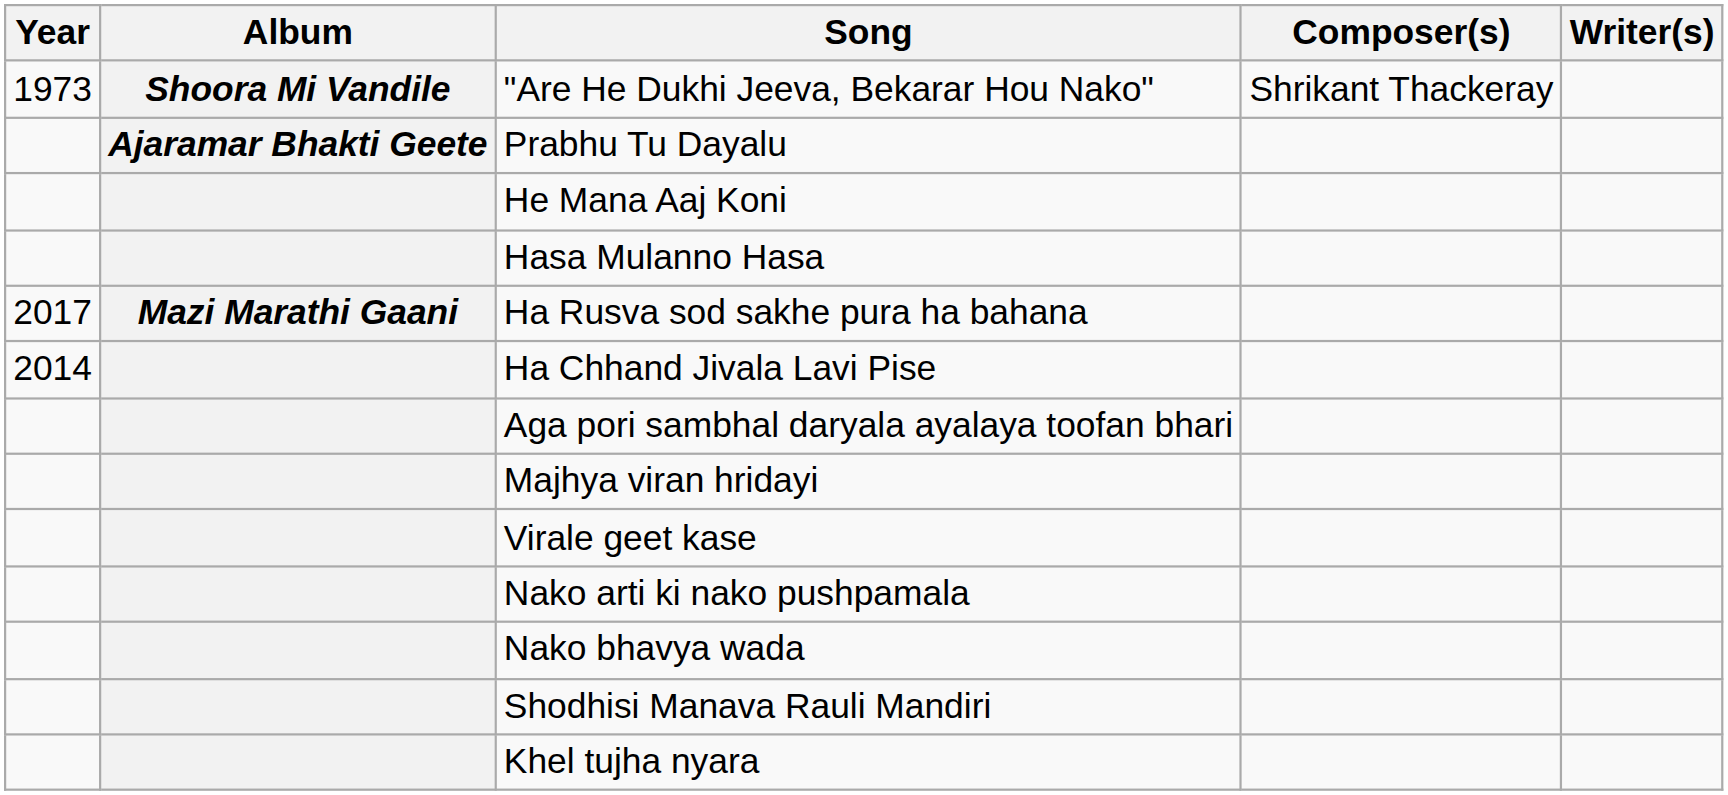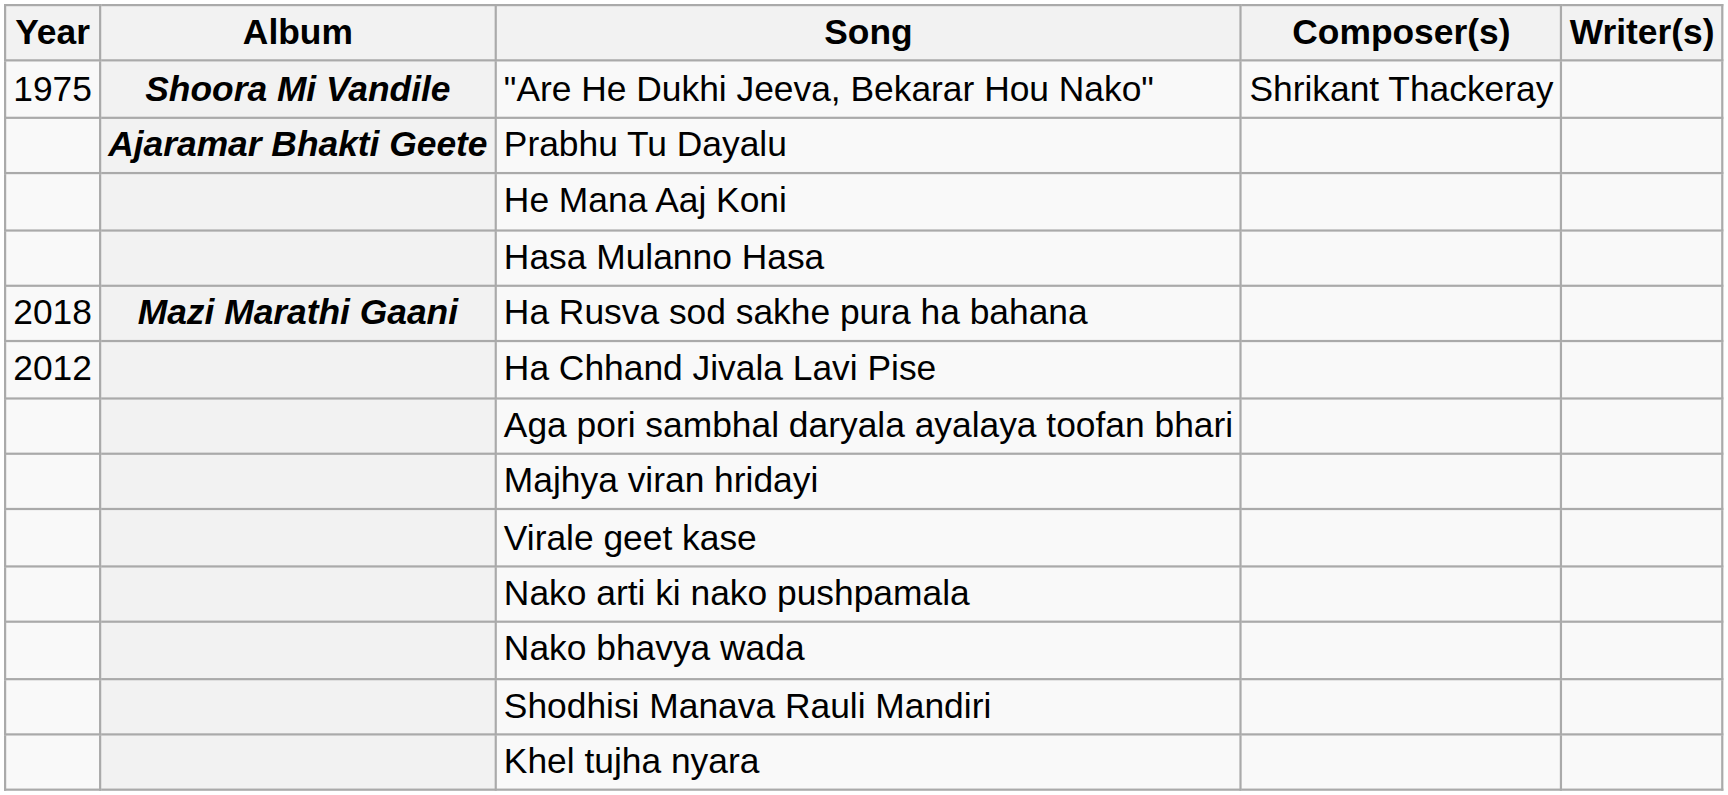(53, 88) 1973 -> (53, 88) 1975
(53, 312) 2017 -> (53, 312) 2018
(53, 369) 2014 -> (53, 369) 2012
